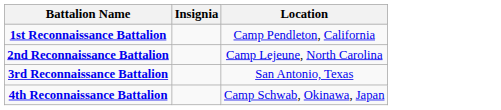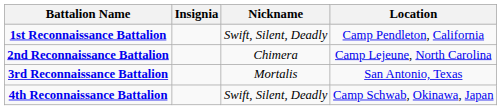+ column: (276, 14)
